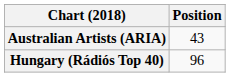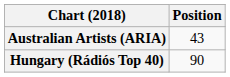(197, 60) 96 -> (197, 60) 90
